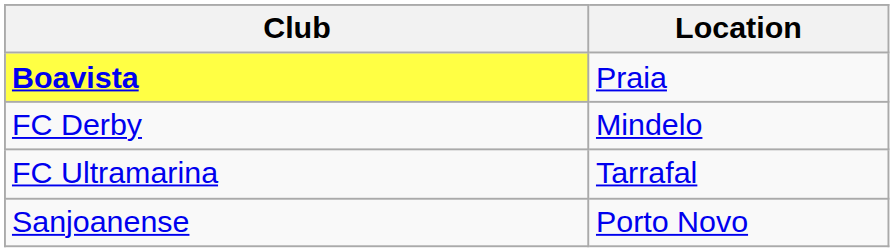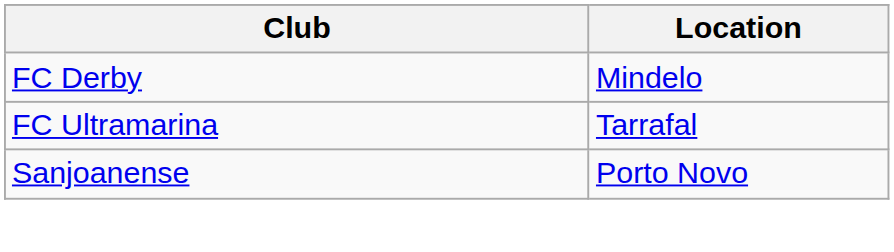- row: (75, 76)
